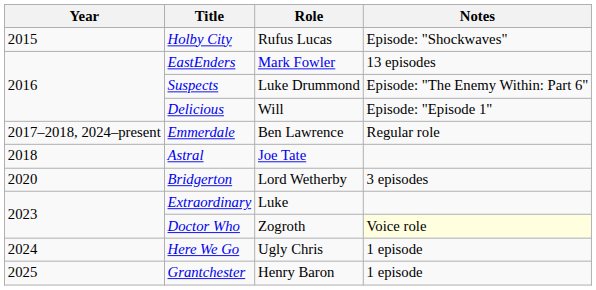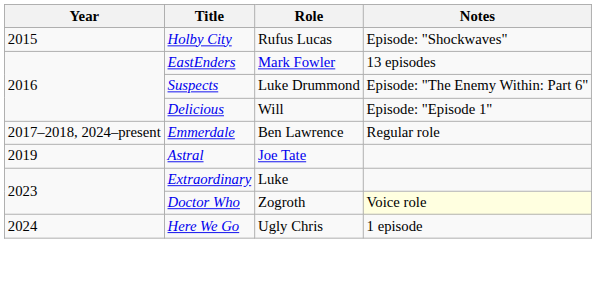(23, 156) 2018 -> (23, 156) 2019
- row: (200, 179)
- row: (206, 272)
